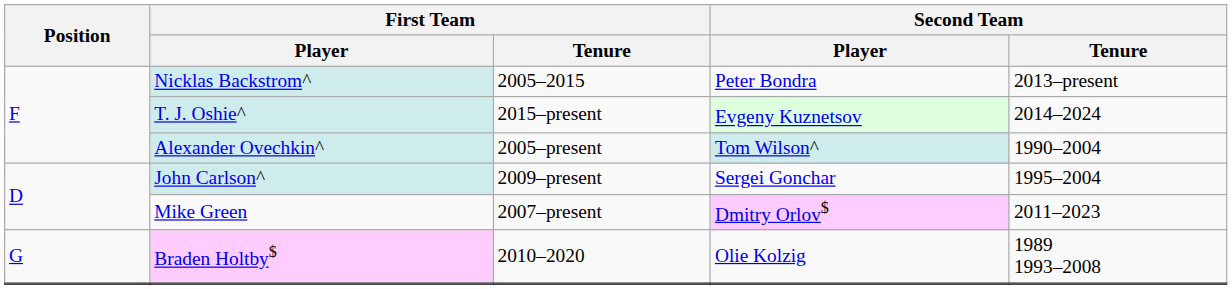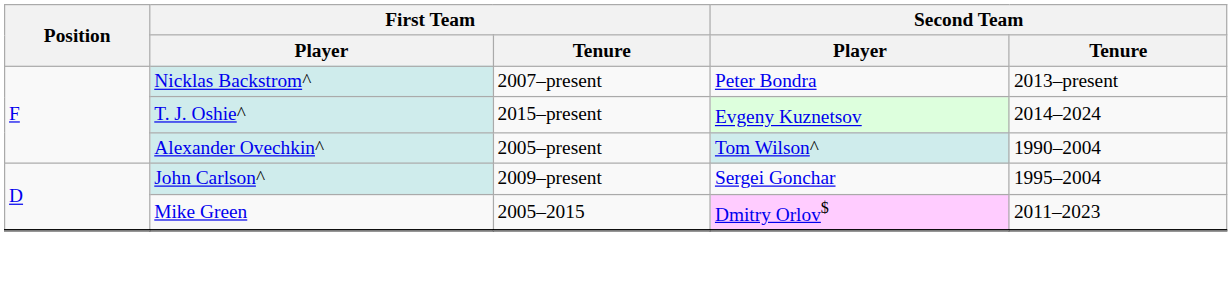(541, 81) 2005–2015 -> (550, 81) 2007–present
(550, 211) 2007–present -> (541, 211) 2005–2015
- row: (216, 256)
